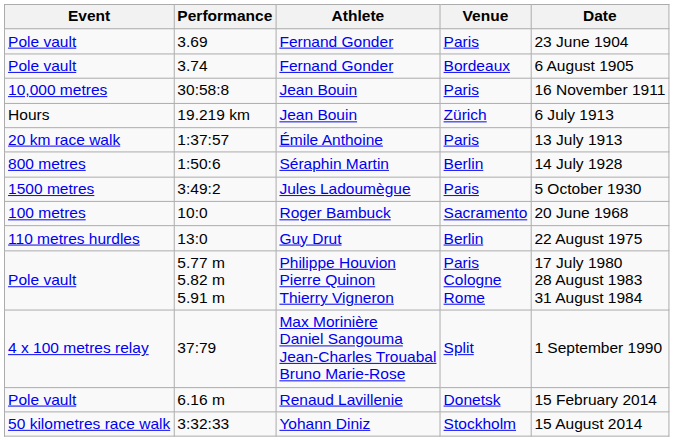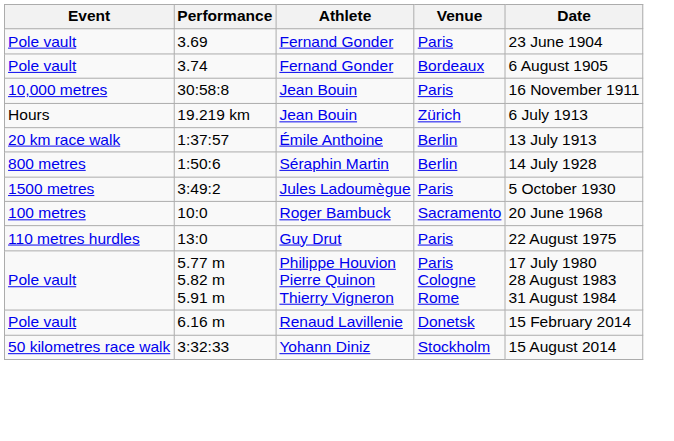(461, 139) Paris -> (438, 139) Berlin
(463, 238) Berlin -> (435, 238) Paris
- row: (197, 348)
